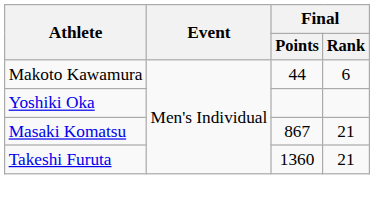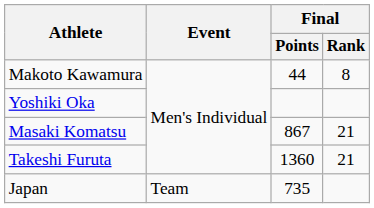(346, 74) 6 -> (346, 74) 8
+ row: (28, 188)
